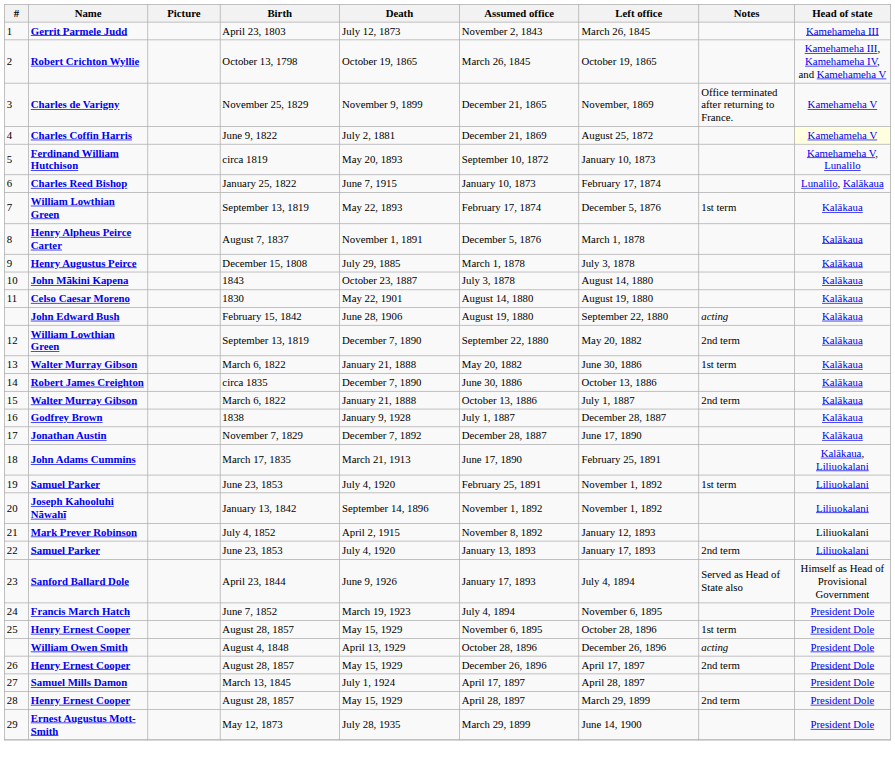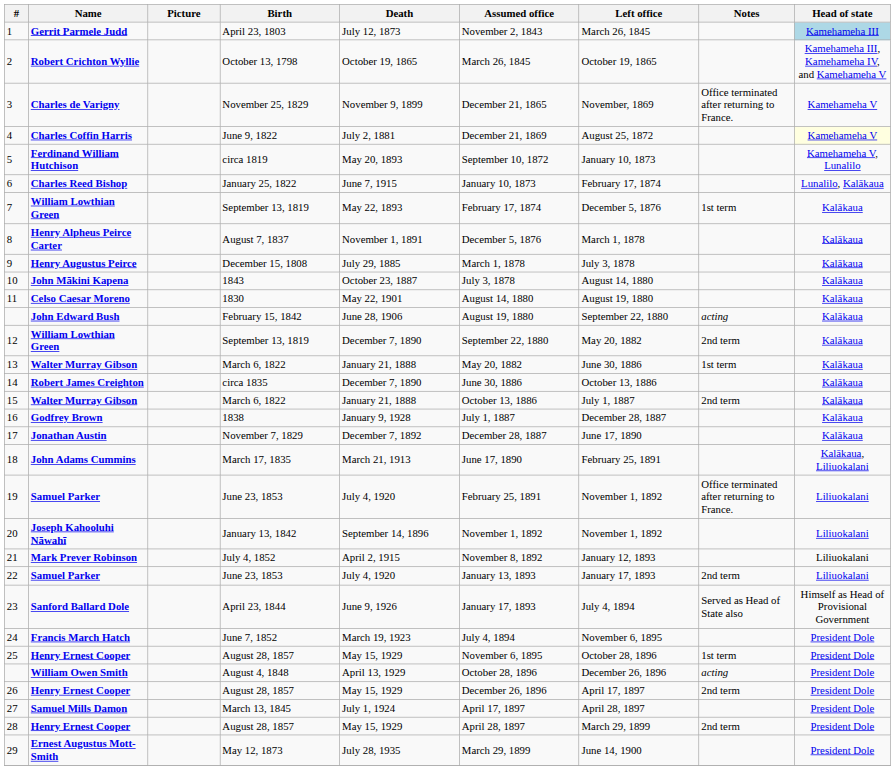(842, 31) no background -> (842, 31) lightblue background
(719, 484) 1st term -> (739, 497) Office terminated after returning to France.
